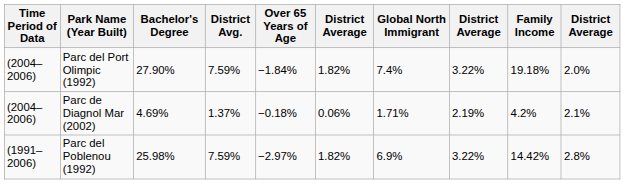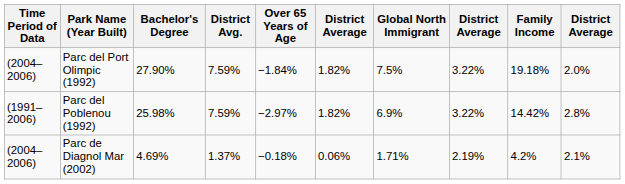(389, 69) 7.4% -> (389, 69) 7.5%
rows swapped: (87, 157) <-> (93, 113)
